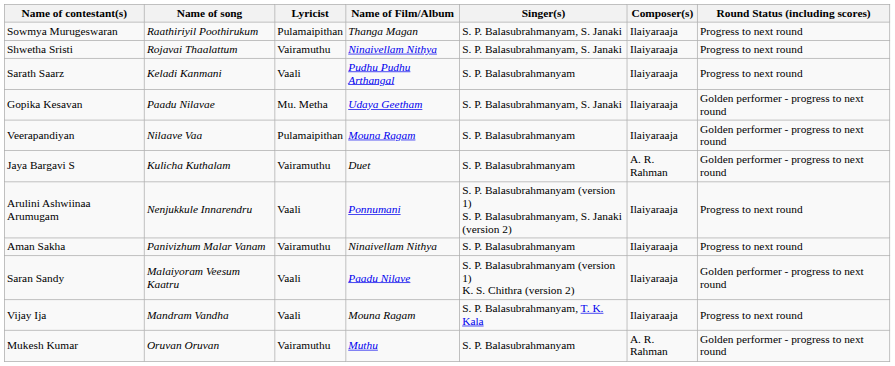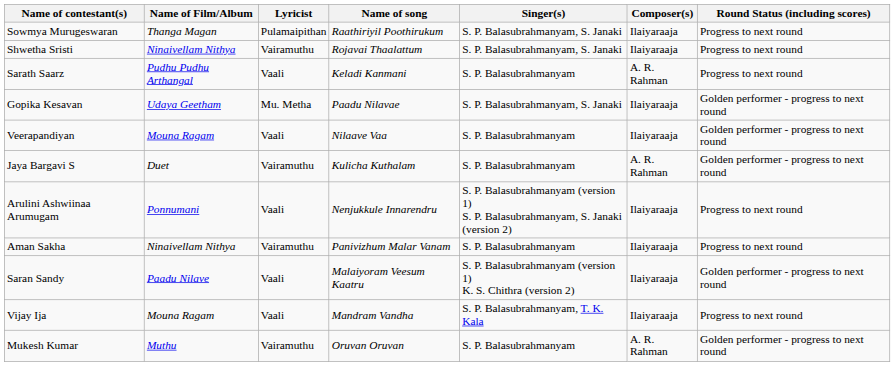columns swapped: (209, 13) <-> (403, 13)
(654, 73) Ilaiyaraaja -> (649, 73) A. R. Rahman
(310, 135) Pulamaipithan -> (273, 135) Vaali
